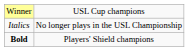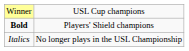rows swapped: (19, 39) <-> (19, 25)
